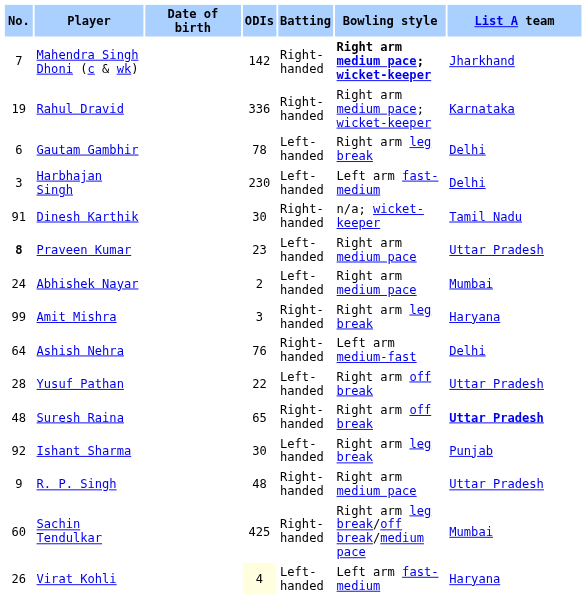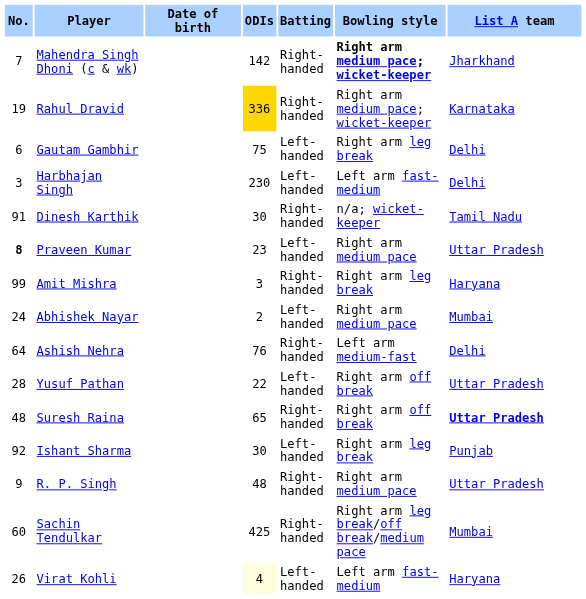(259, 109) no background -> (259, 109) gold background
(259, 149) 78 -> (259, 149) 75
rows swapped: (77, 316) <-> (88, 283)
